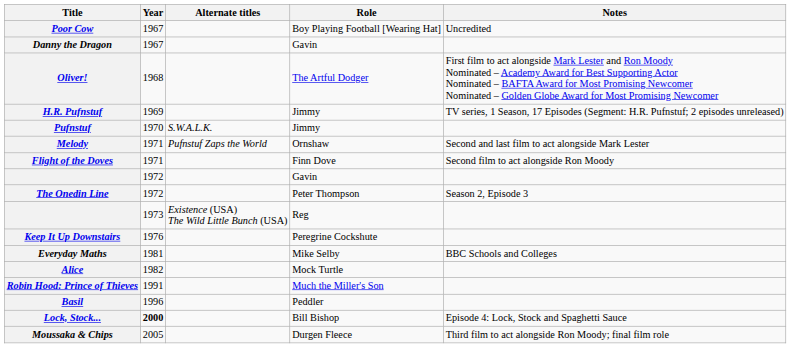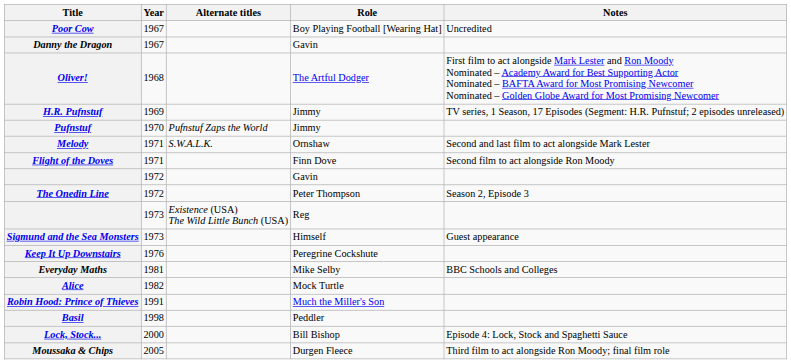(190, 128) S.W.A.L.K. -> (218, 128) Pufnstuf Zaps the World
(217, 144) Pufnstuf Zaps the World -> (191, 144) S.W.A.L.K.
+ row: (73, 237)
(153, 302) 1996 -> (154, 318) 1998
(153, 318) bold -> (154, 334) normal
